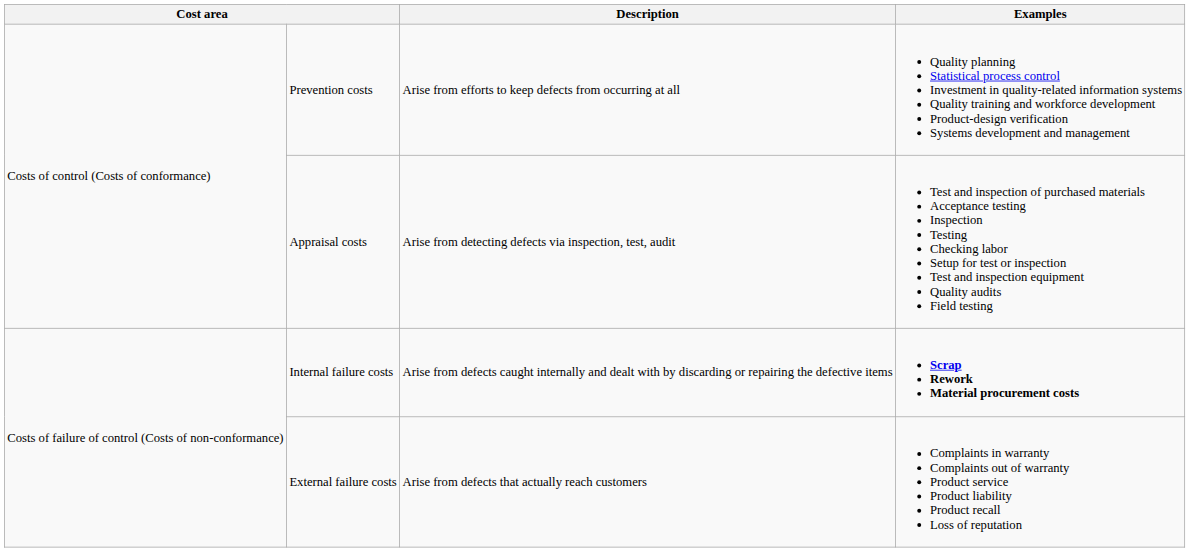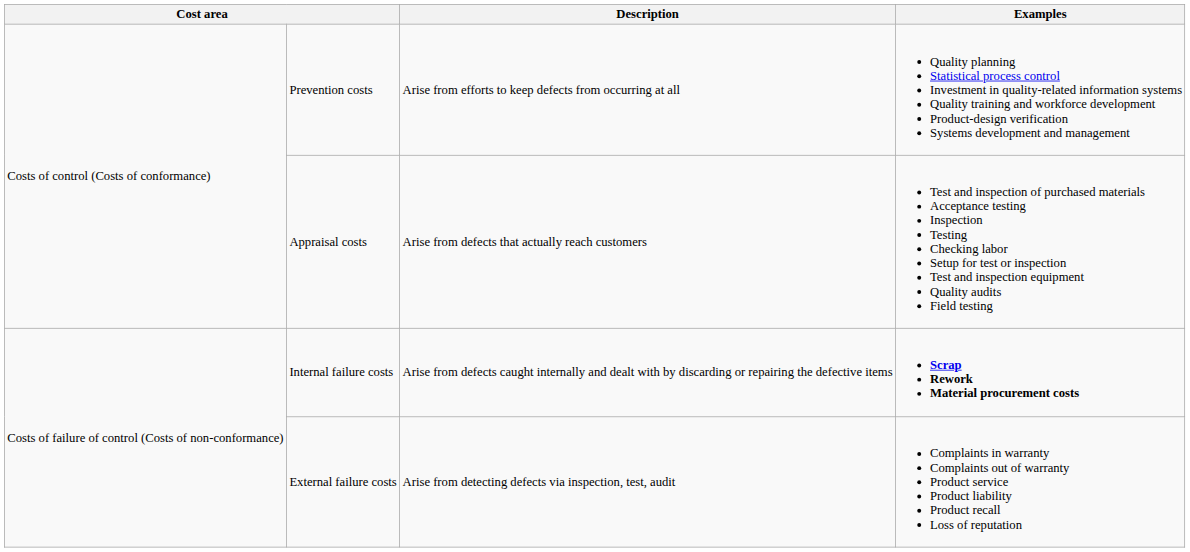(539, 241) Arise from detecting defects via inspection, test, audit -> (525, 241) Arise from defects that actually reach customers
(525, 481) Arise from defects that actually reach customers -> (539, 481) Arise from detecting defects via inspection, test, audit
